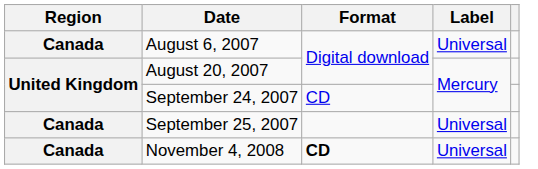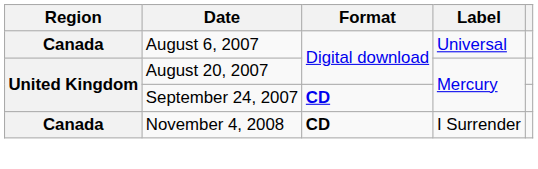(318, 97) normal -> (318, 97) bold
- row: (222, 124)
(472, 151) Universal -> (479, 124) I Surrender
